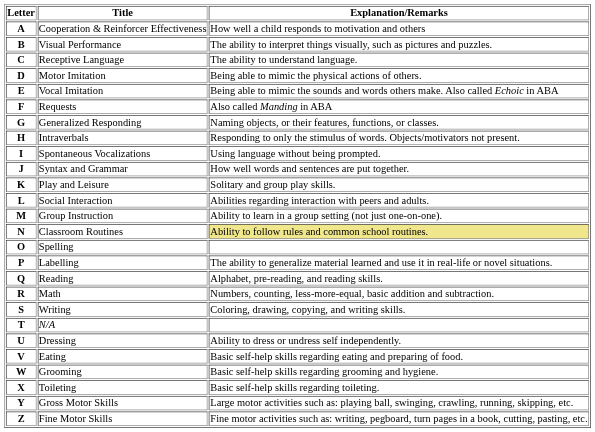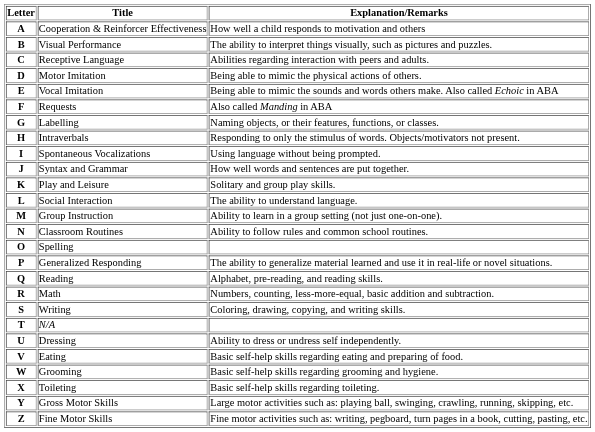(284, 60) The ability to understand language. -> (320, 60) Abilities regarding interaction with peers and adults.
(90, 122) Generalized Responding -> (59, 122) Labelling
(320, 200) Abilities regarding interaction with peers and adults. -> (284, 200) The ability to understand language.
(319, 231) khaki background -> (319, 231) no background
(59, 262) Labelling -> (90, 262) Generalized Responding
